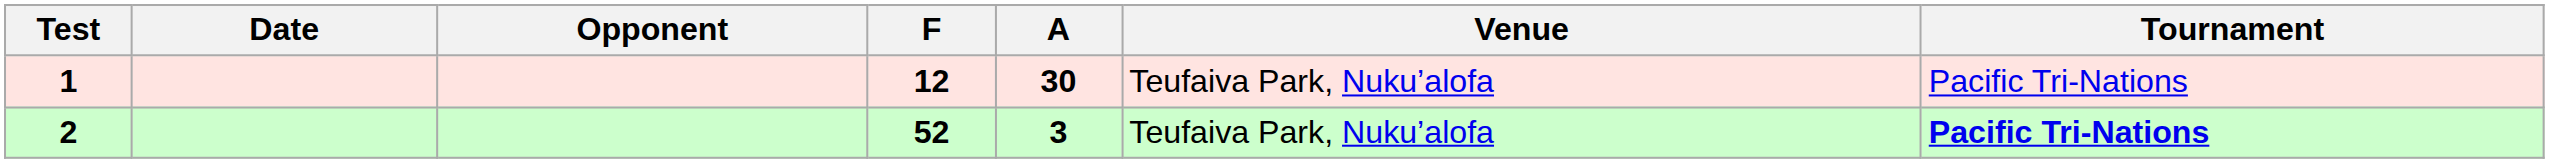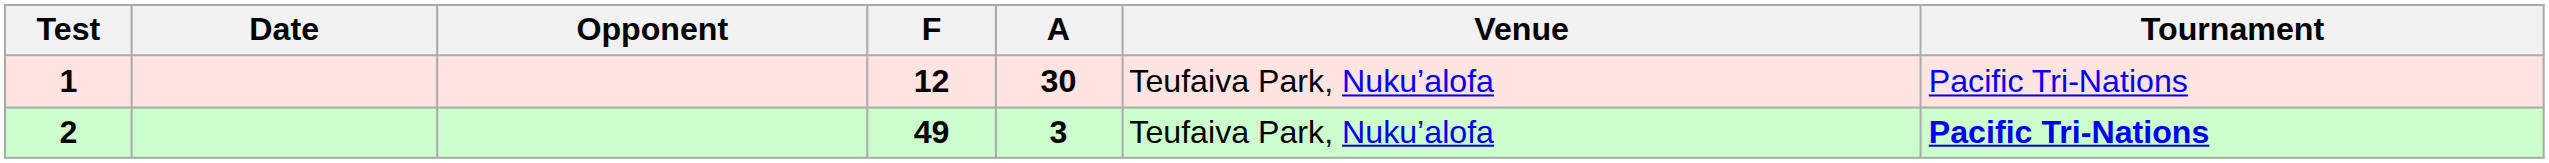(932, 132) 52 -> (932, 132) 49
